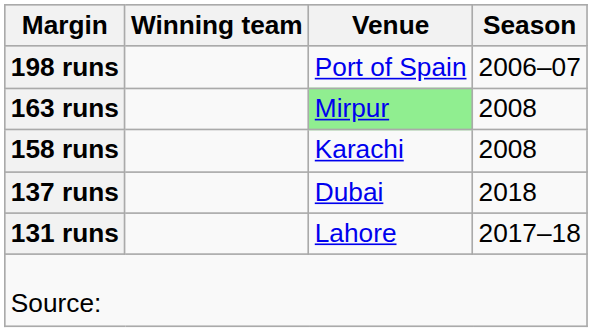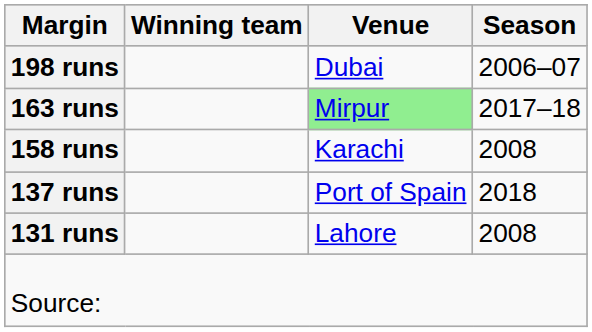(391, 66) Port of Spain -> (349, 66) Dubai
(508, 108) 2008 -> (530, 108) 2017–18
(349, 191) Dubai -> (391, 191) Port of Spain
(530, 233) 2017–18 -> (508, 233) 2008
